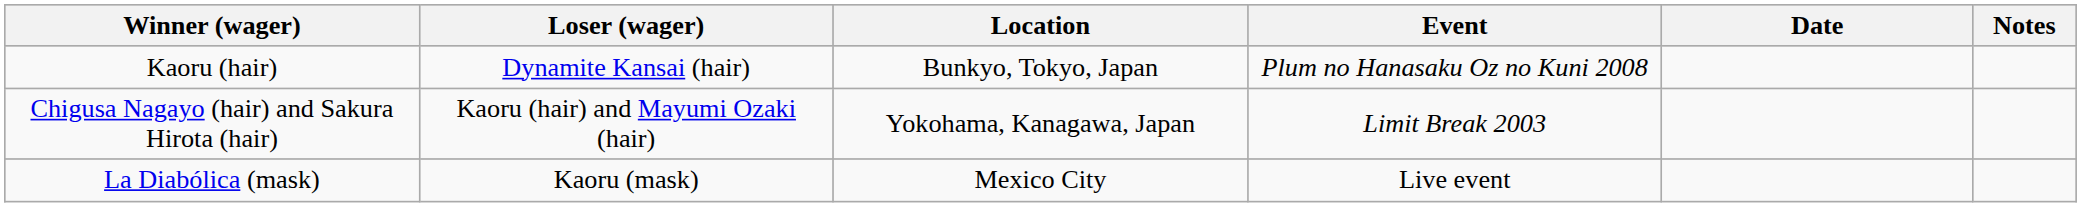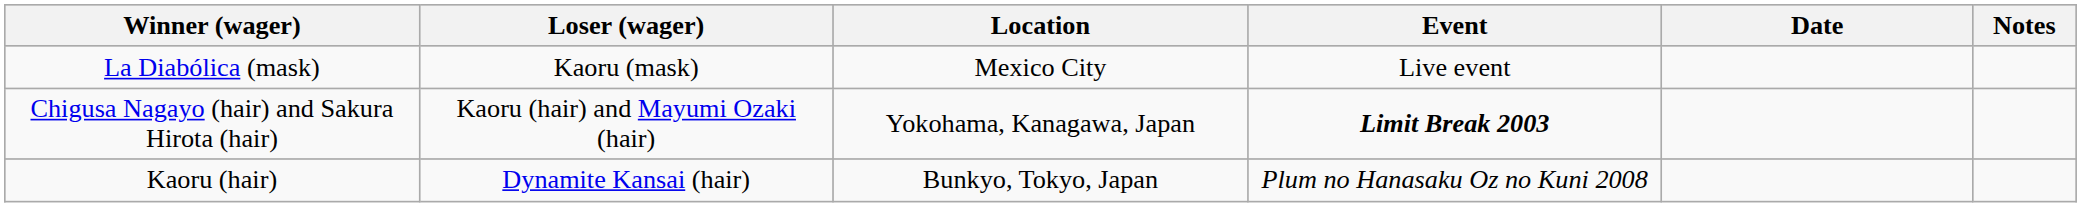rows swapped: (212, 179) <-> (212, 66)
(1455, 123) normal -> (1455, 123) bold
